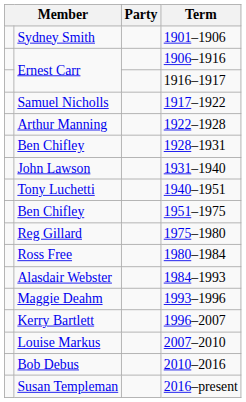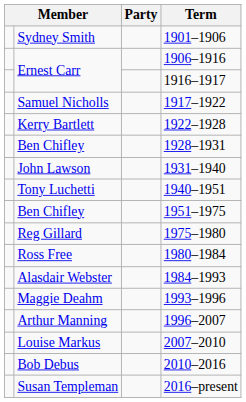(62, 124) Arthur Manning -> (56, 124) Kerry Bartlett
(56, 320) Kerry Bartlett -> (62, 320) Arthur Manning
